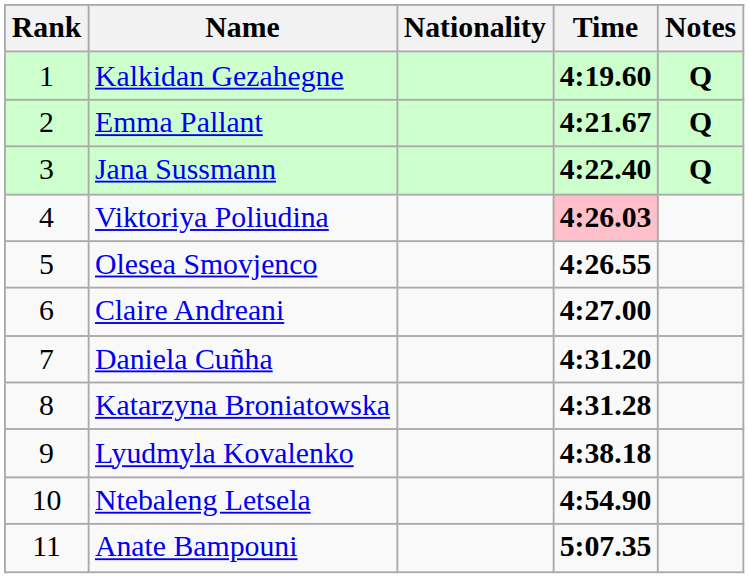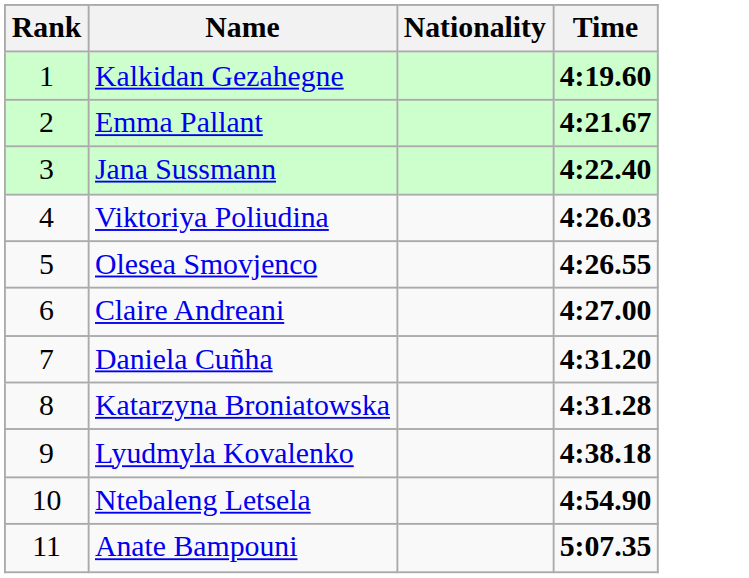- column: (701, 28)
(606, 216) pink background -> (606, 216) no background
